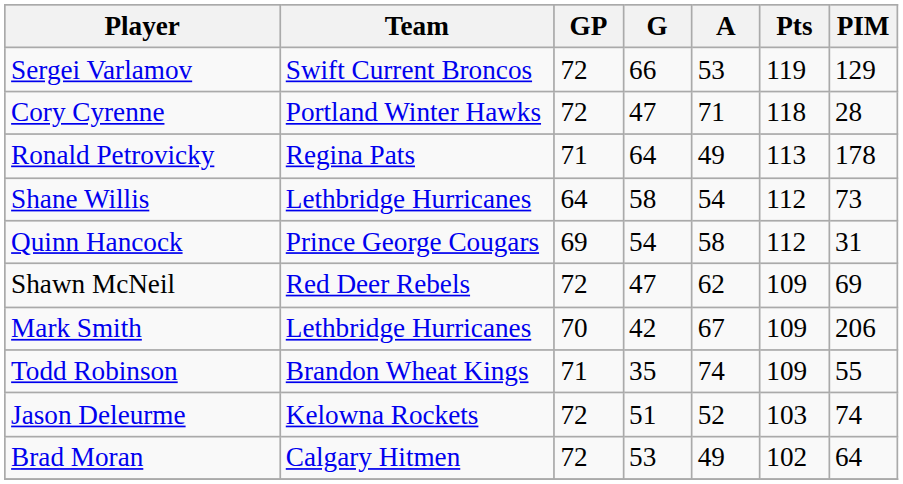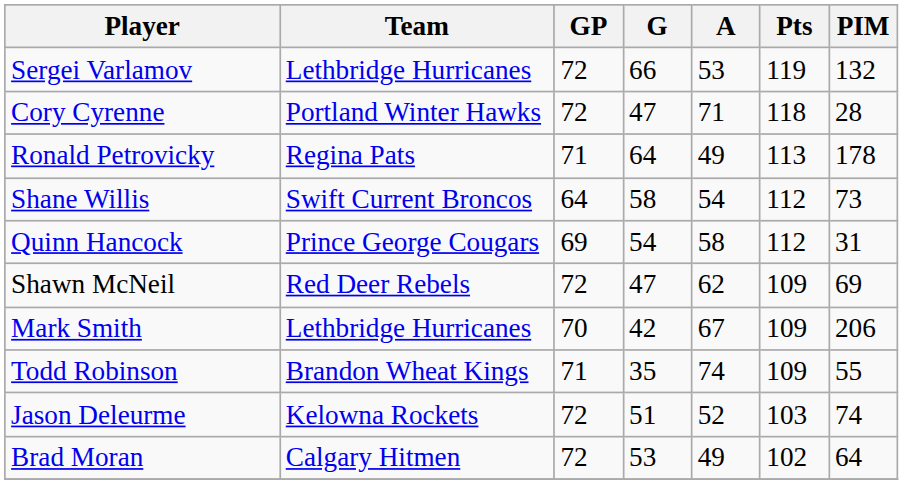(409, 69) Swift Current Broncos -> (409, 69) Lethbridge Hurricanes
(855, 69) 129 -> (855, 69) 132
(409, 198) Lethbridge Hurricanes -> (409, 198) Swift Current Broncos
